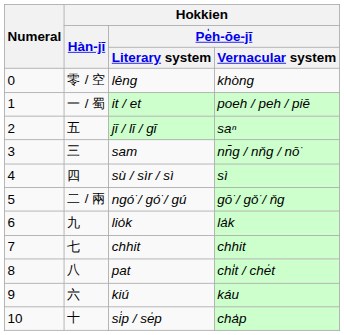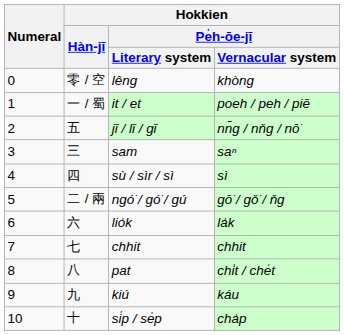(227, 128) saⁿ -> (258, 128) nn̄g / nňg / nō͘
(258, 151) nn̄g / nňg / nō͘ -> (227, 151) saⁿ
(74, 222) 九 -> (74, 222) 六
(74, 294) 六 -> (74, 294) 九
